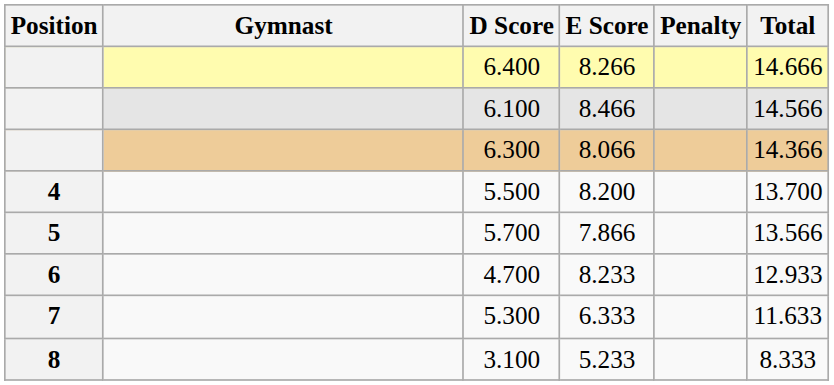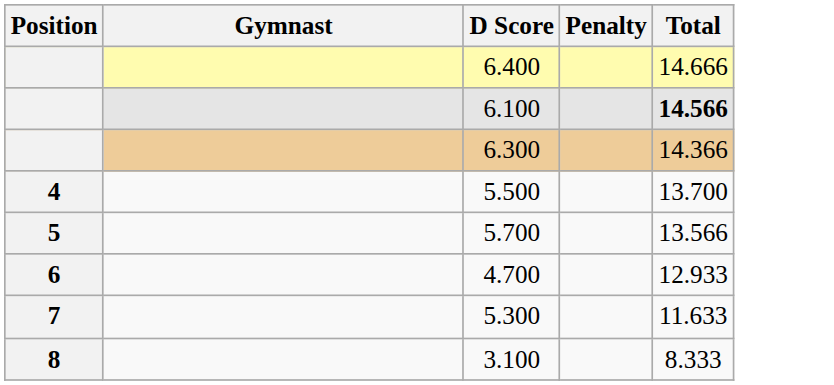- column: (607, 25)
(788, 108) normal -> (693, 108) bold
